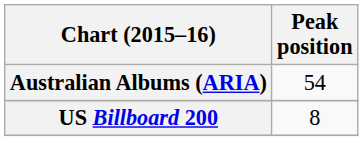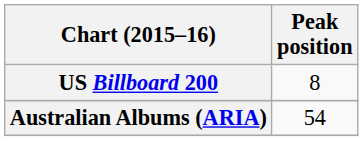rows swapped: (138, 82) <-> (138, 117)
